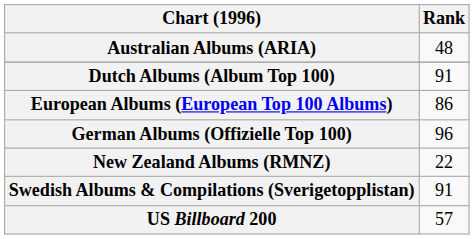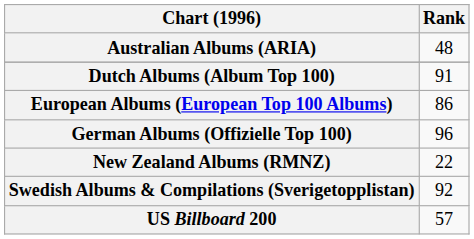(444, 190) 91 -> (444, 190) 92
